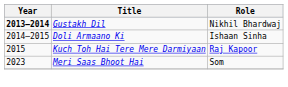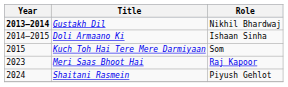(233, 50) Raj Kapoor -> (217, 50) Som
(217, 62) Som -> (233, 62) Raj Kapoor
+ row: (91, 75)
